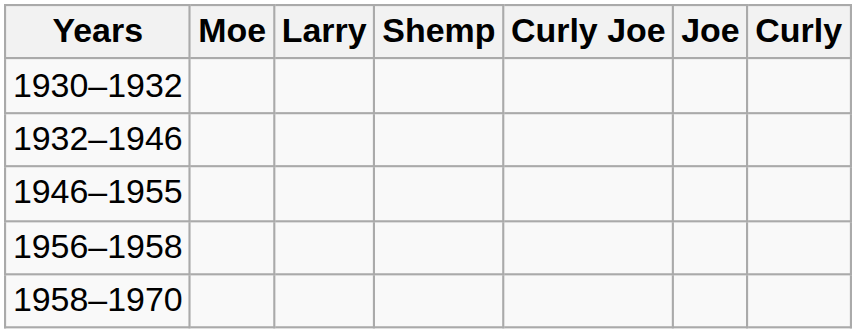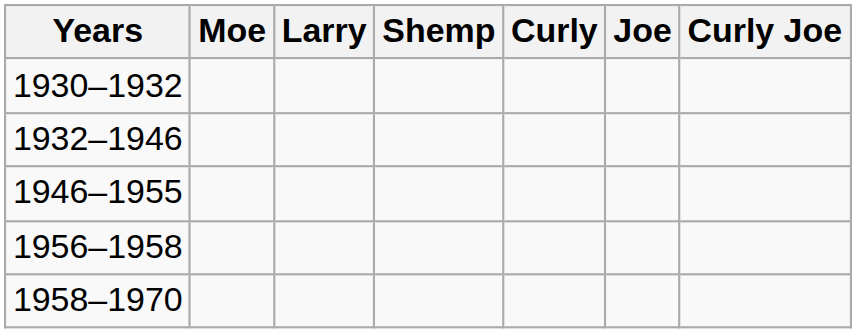columns swapped: (799, 31) <-> (588, 31)
